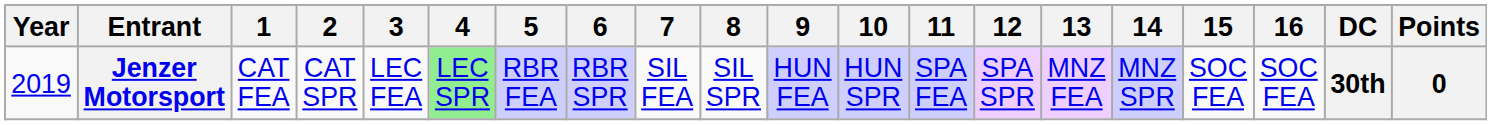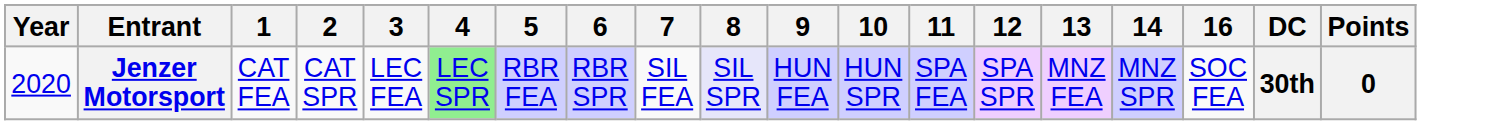- column: (1218, 26)
(41, 83) 2019 -> (41, 83) 2020
(733, 83) no background -> (733, 83) lavender background
